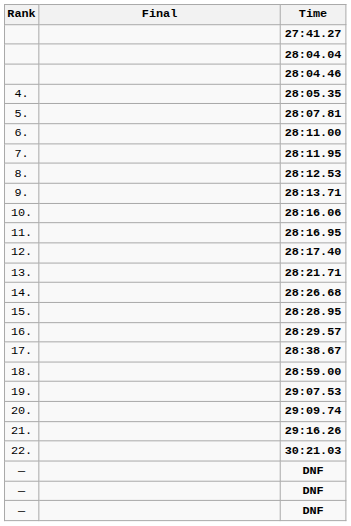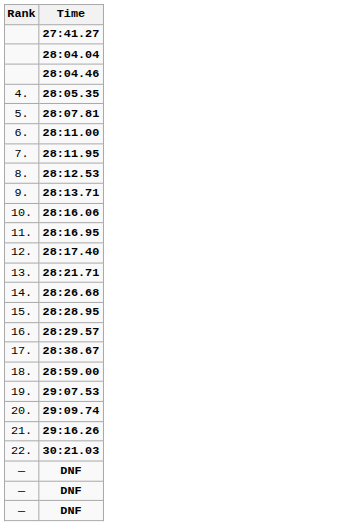- column: (160, 14)
